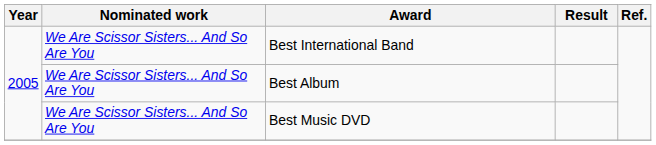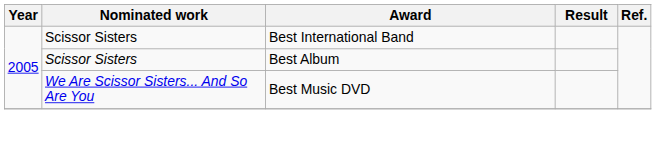(146, 45) We Are Scissor Sisters... And So Are You -> (91, 37) Scissor Sisters
(146, 83) We Are Scissor Sisters... And So Are You -> (91, 59) Scissor Sisters
